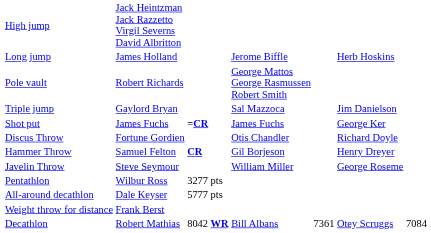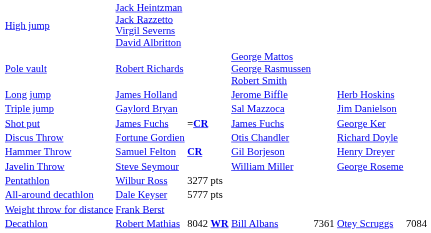rows swapped: (26, 83) <-> (28, 57)
